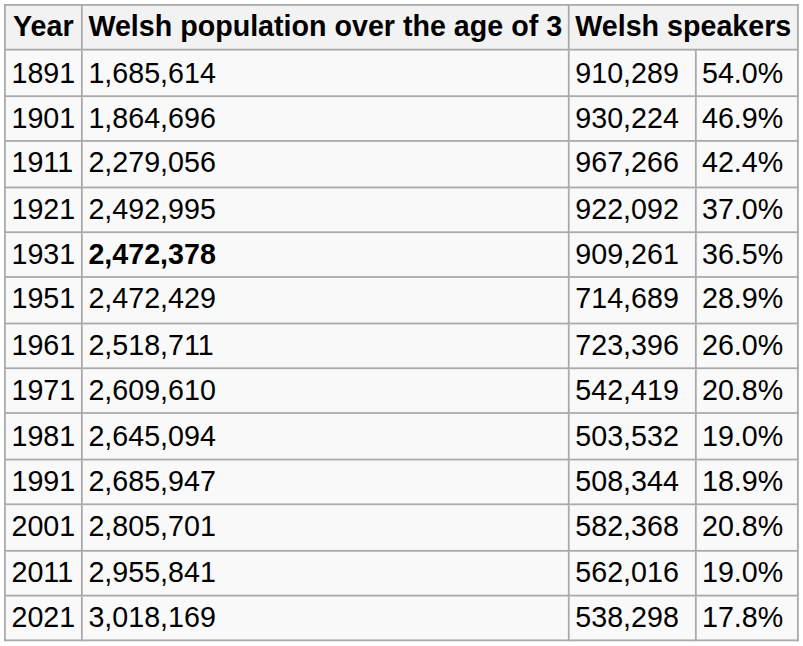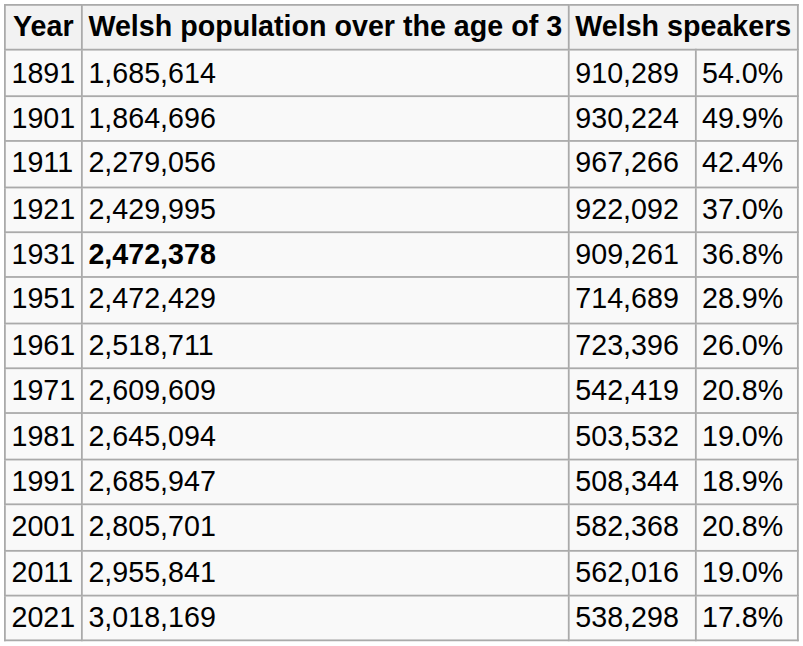(743, 118) 46.9% -> (743, 118) 49.9%
(152, 208) 2,492,995 -> (152, 208) 2,429,995
(743, 254) 36.5% -> (743, 254) 36.8%
(152, 390) 2,609,610 -> (152, 390) 2,609,609
